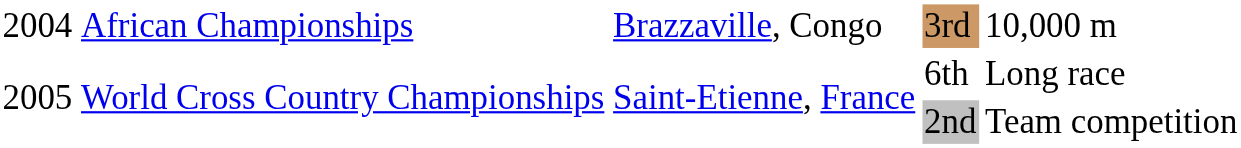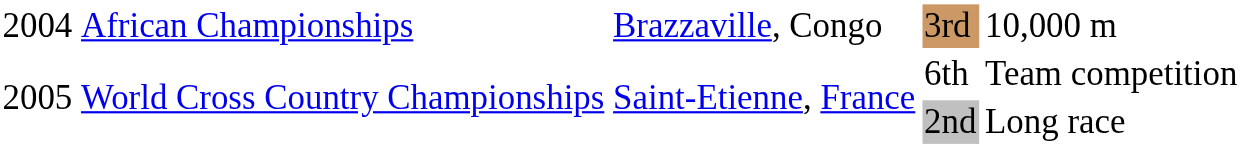(1055, 73) Long race -> (1111, 73) Team competition
(1111, 121) Team competition -> (1055, 121) Long race
